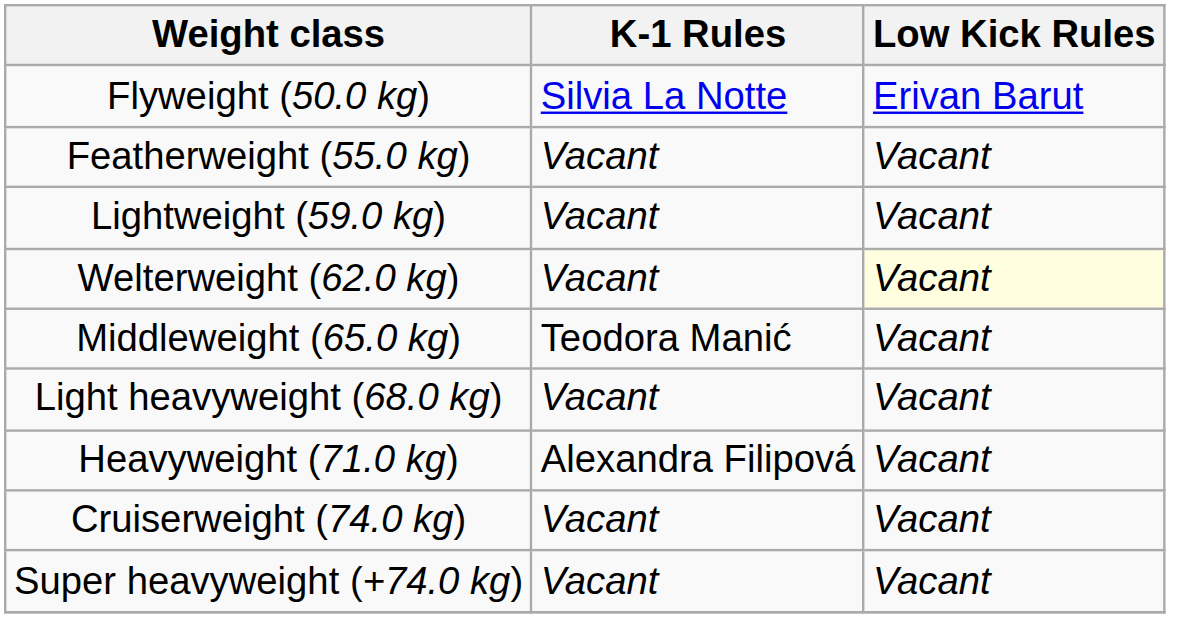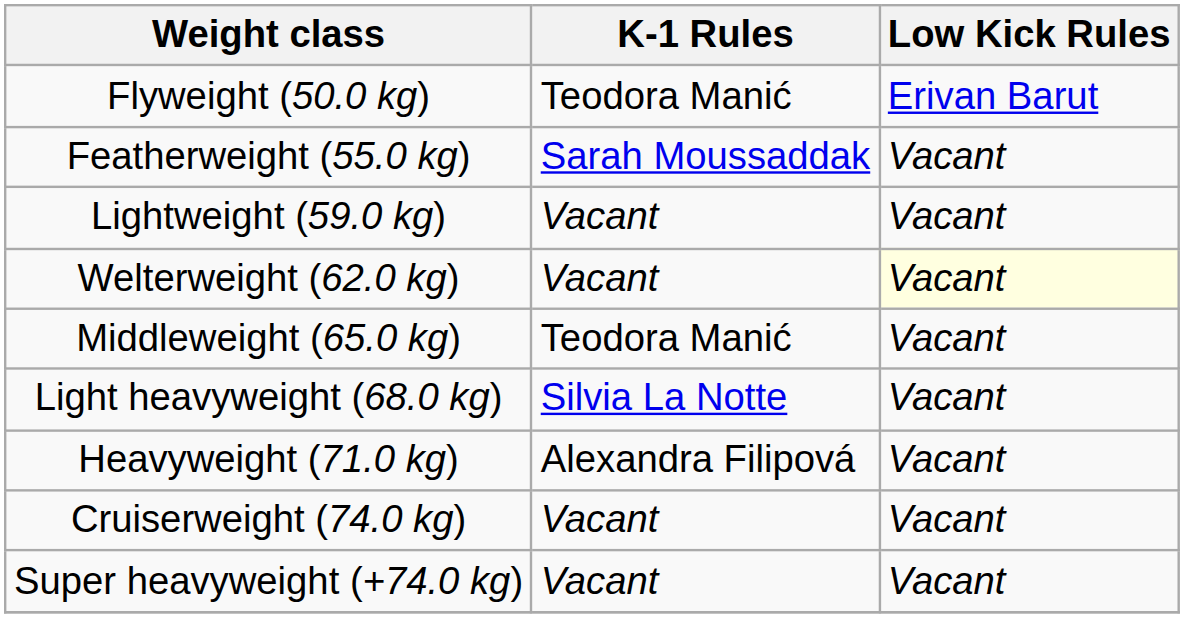(664, 95) Silvia La Notte -> (666, 95) Teodora Manić
(600, 156) Vacant -> (705, 156) Sarah Moussaddak
(600, 398) Vacant -> (664, 398) Silvia La Notte
